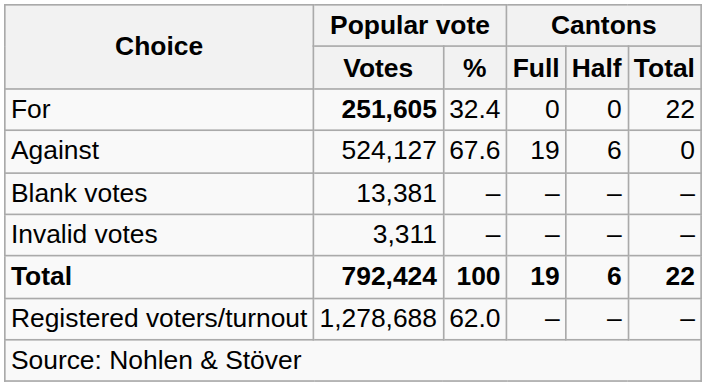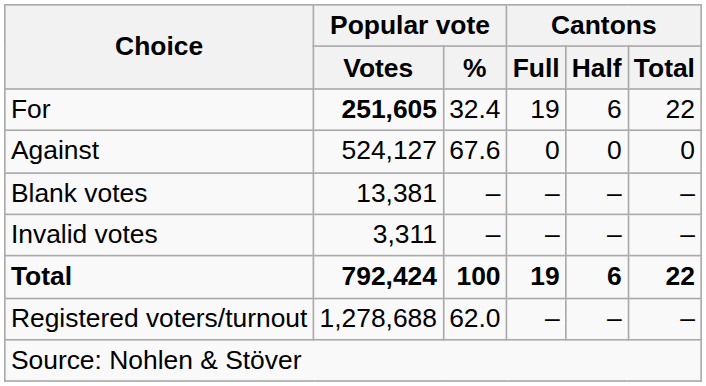(552, 109) 0 -> (545, 109) 19
(614, 109) 0 -> (614, 109) 6
(545, 151) 19 -> (552, 151) 0
(614, 151) 6 -> (614, 151) 0
